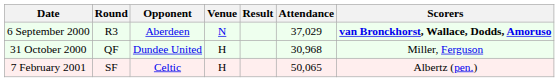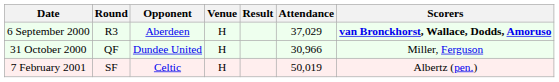(222, 31) N -> (222, 31) H
(306, 49) 30,968 -> (306, 49) 30,966
(306, 67) 50,065 -> (306, 67) 50,019
